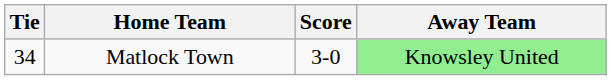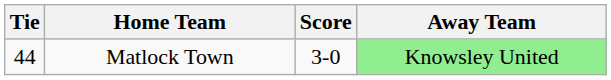(25, 56) 34 -> (25, 56) 44
